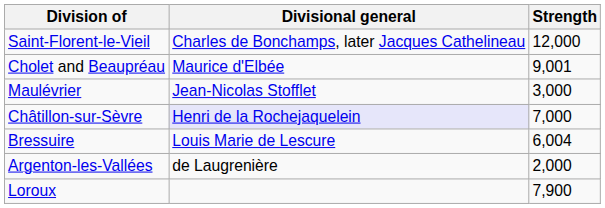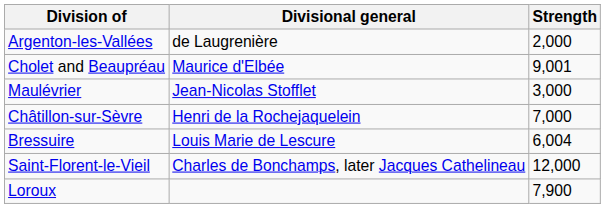rows swapped: (79, 41) <-> (80, 166)
(266, 116) lavender background -> (266, 116) no background
